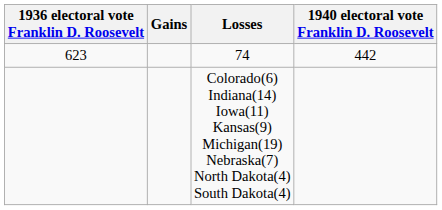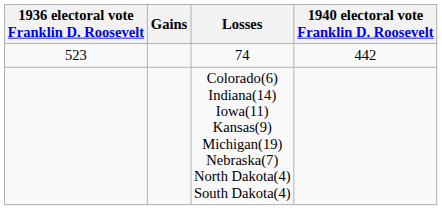(76, 55) 623 -> (76, 55) 523
